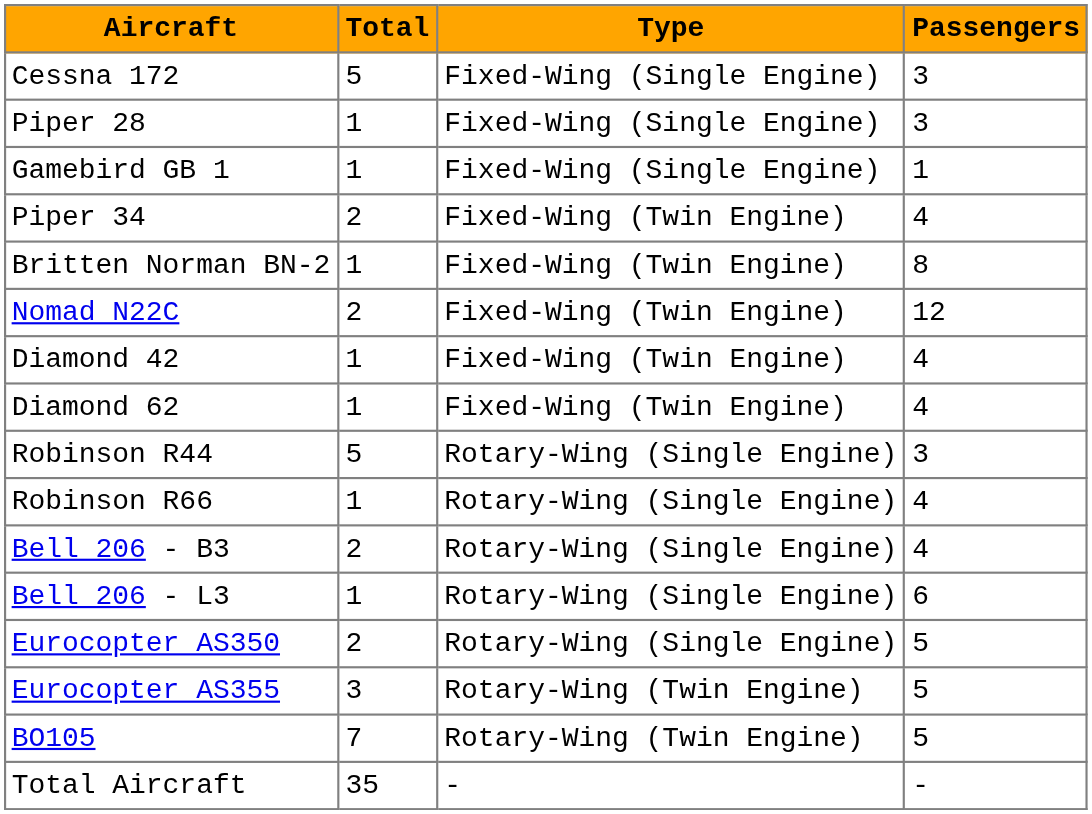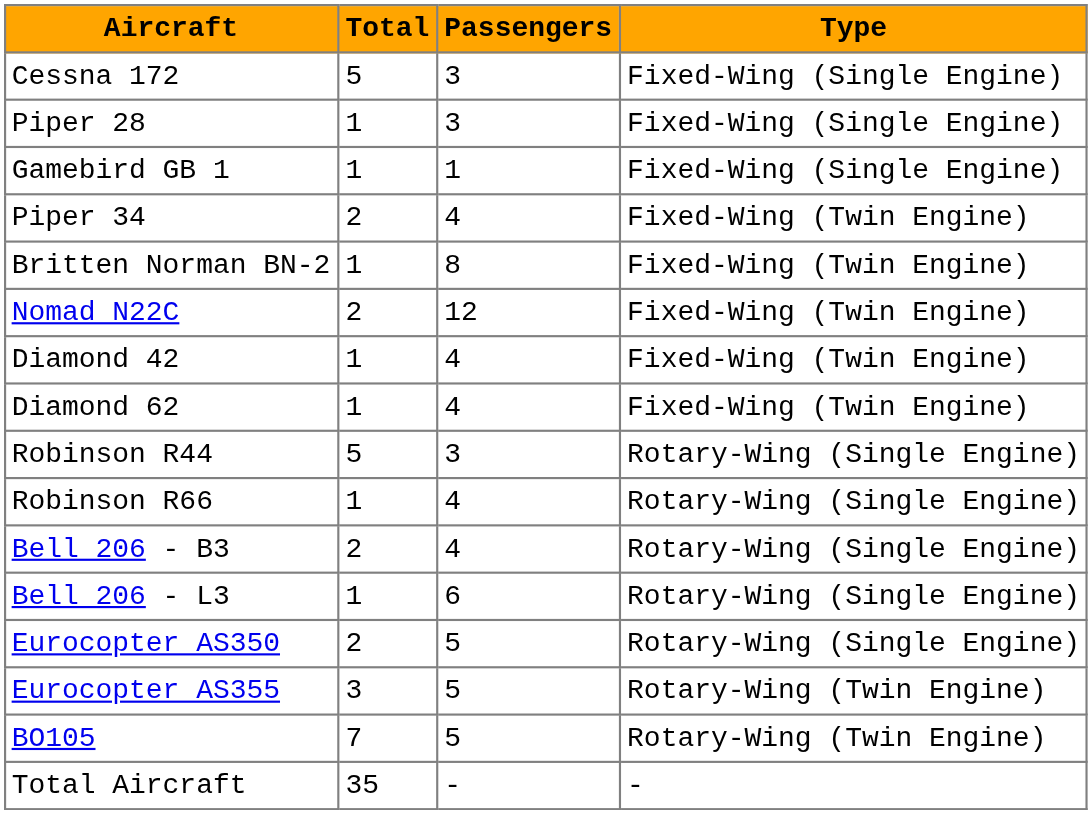columns swapped: (996, 29) <-> (671, 29)
